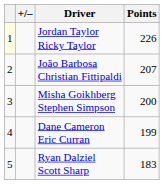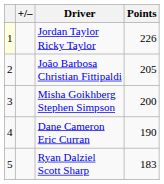(148, 70) 207 -> (148, 70) 205
(148, 133) 199 -> (148, 133) 190
